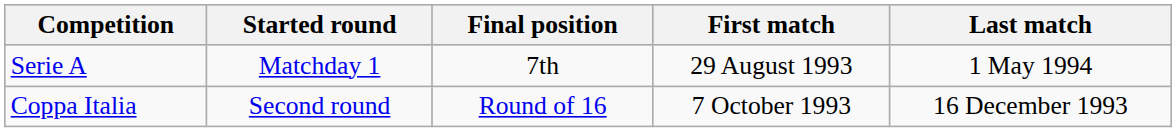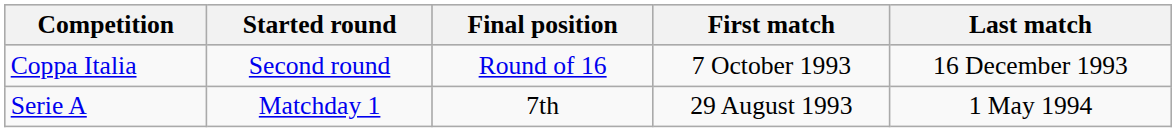rows swapped: (49, 65) <-> (74, 106)
